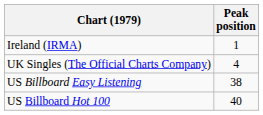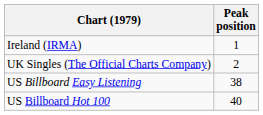(236, 63) 4 -> (236, 63) 2
